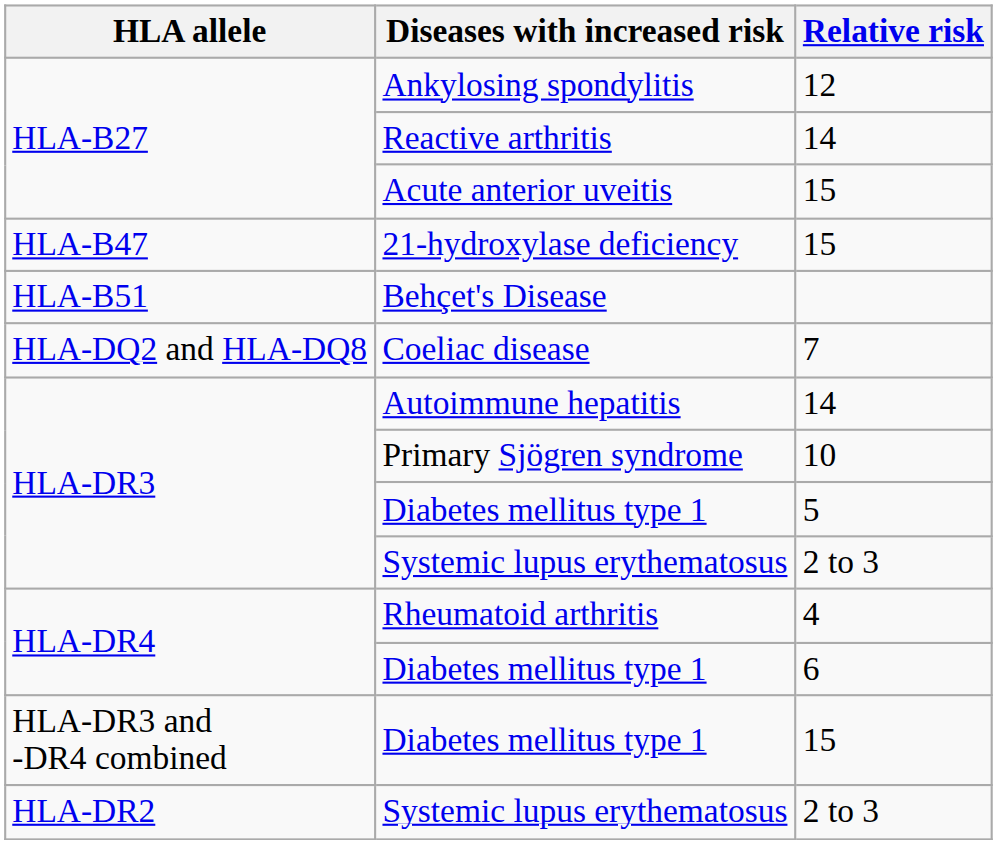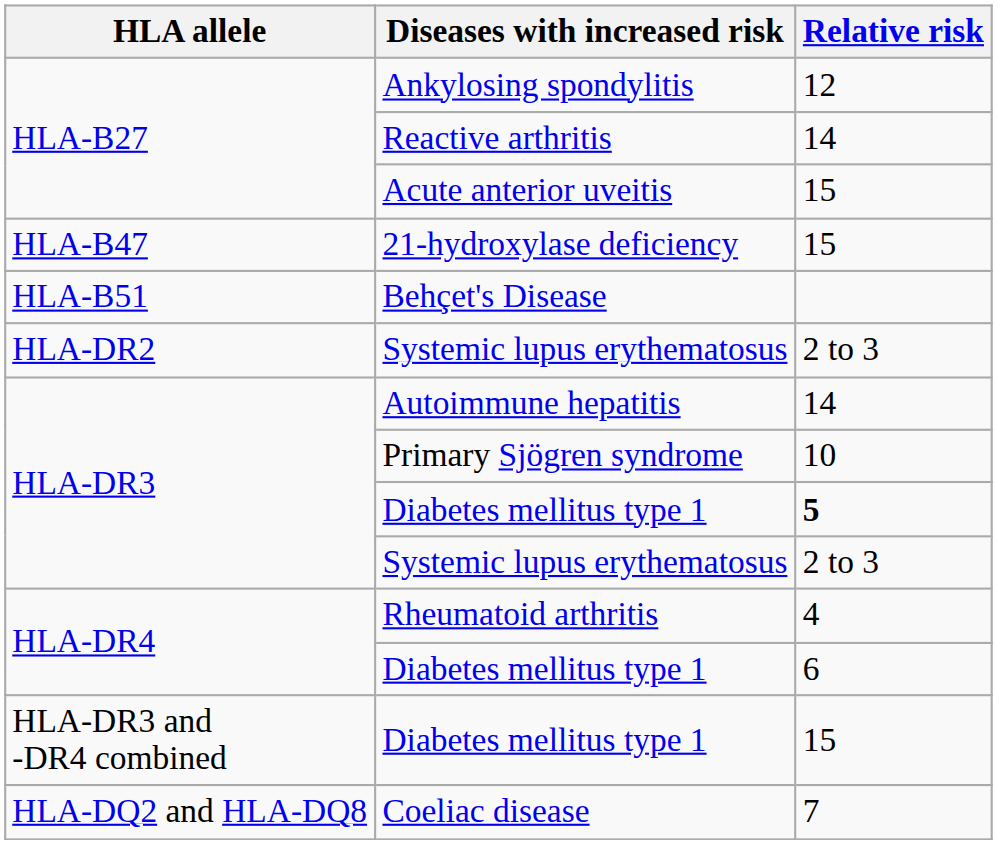rows swapped: (84, 811) <-> (190, 349)
(811, 508) normal -> (811, 508) bold
